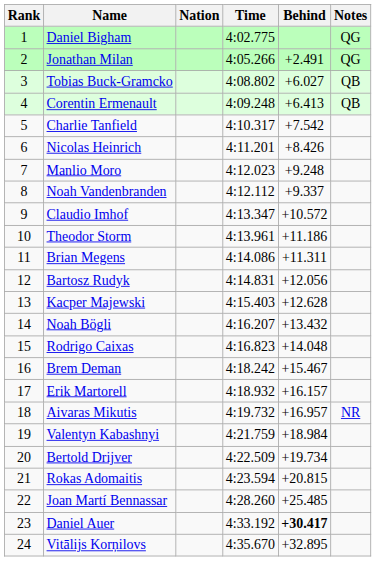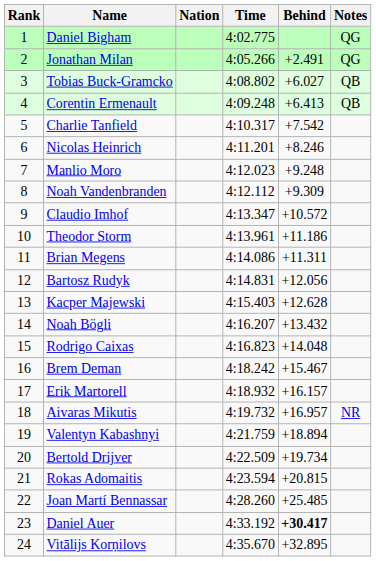(304, 147) +8.426 -> (304, 147) +8.246
(304, 192) +9.337 -> (304, 192) +9.309
(304, 434) +18.984 -> (304, 434) +18.894
